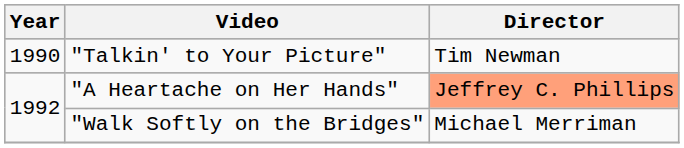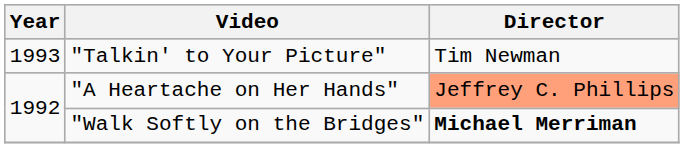(35, 56) 1990 -> (35, 56) 1993
(535, 125) normal -> (535, 125) bold
